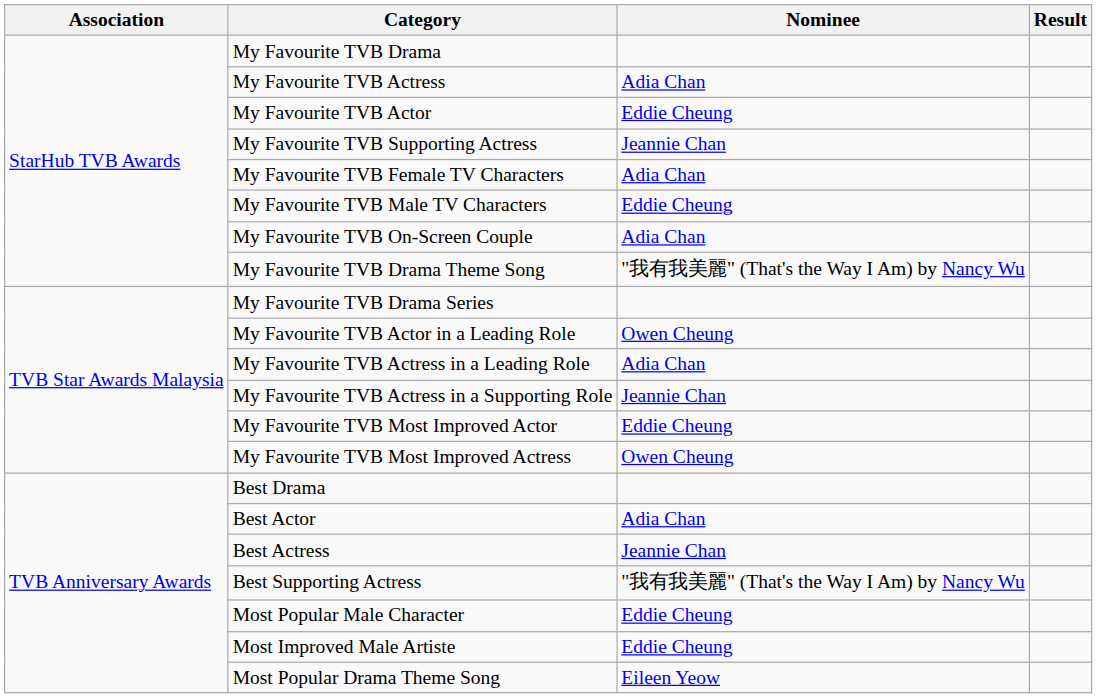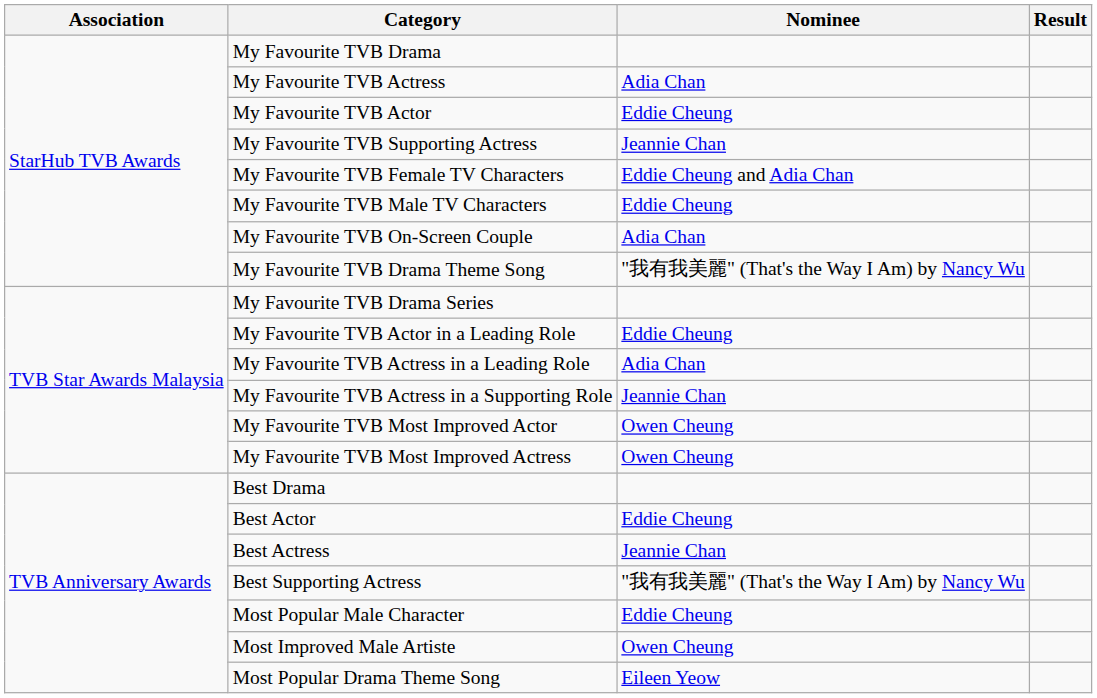(663, 174) Adia Chan -> (737, 174) Eddie Cheung and Adia Chan
(677, 333) Owen Cheung -> (677, 333) Eddie Cheung
(677, 426) Eddie Cheung -> (677, 426) Owen Cheung
(663, 518) Adia Chan -> (677, 518) Eddie Cheung
(677, 646) Eddie Cheung -> (677, 646) Owen Cheung
